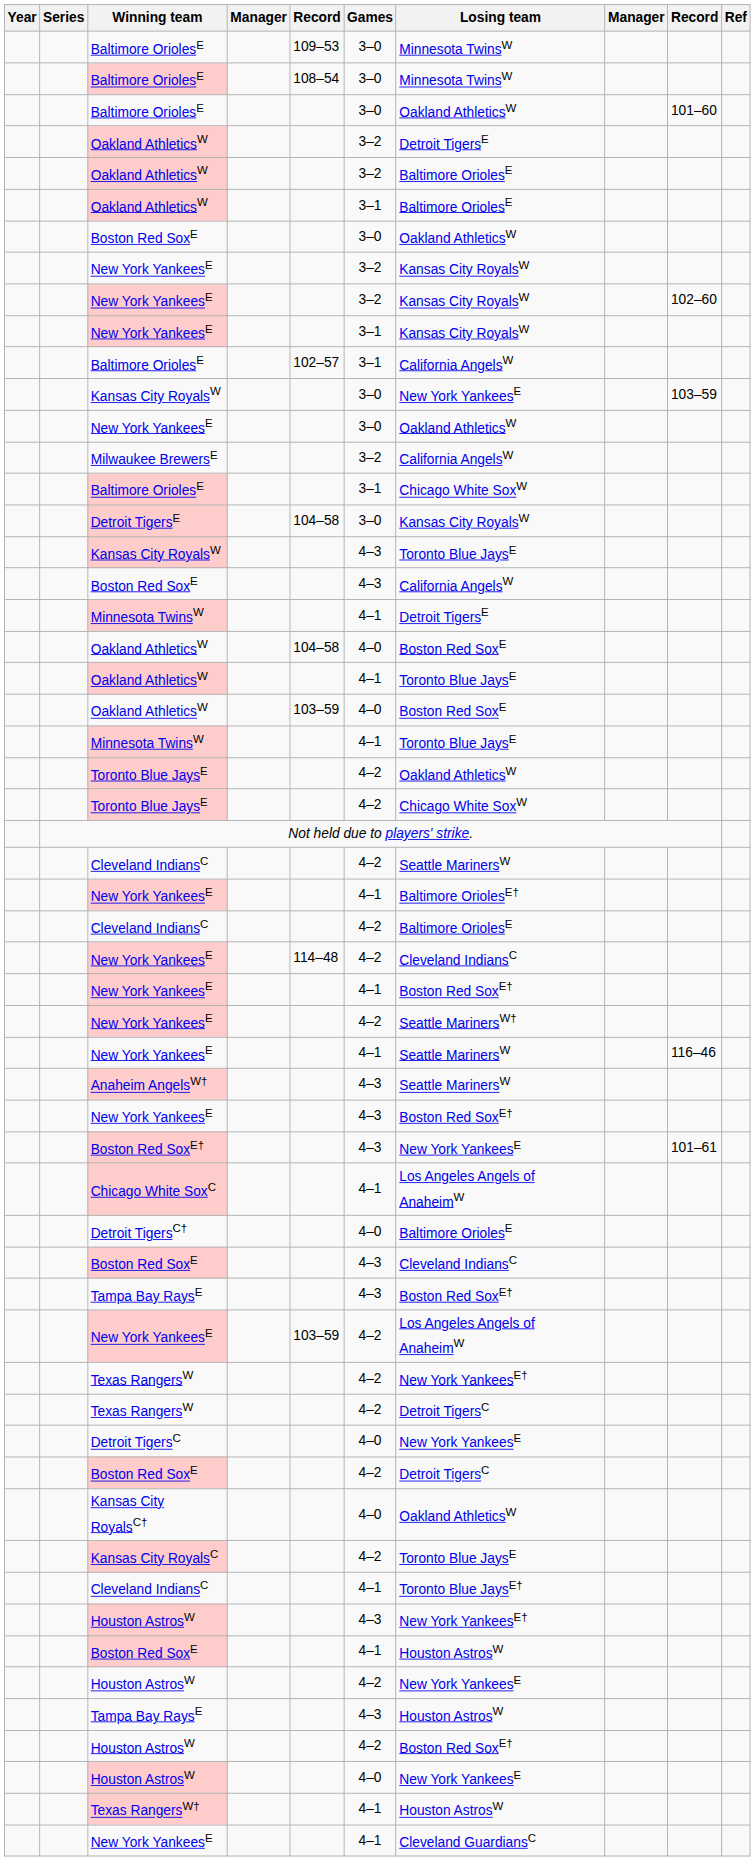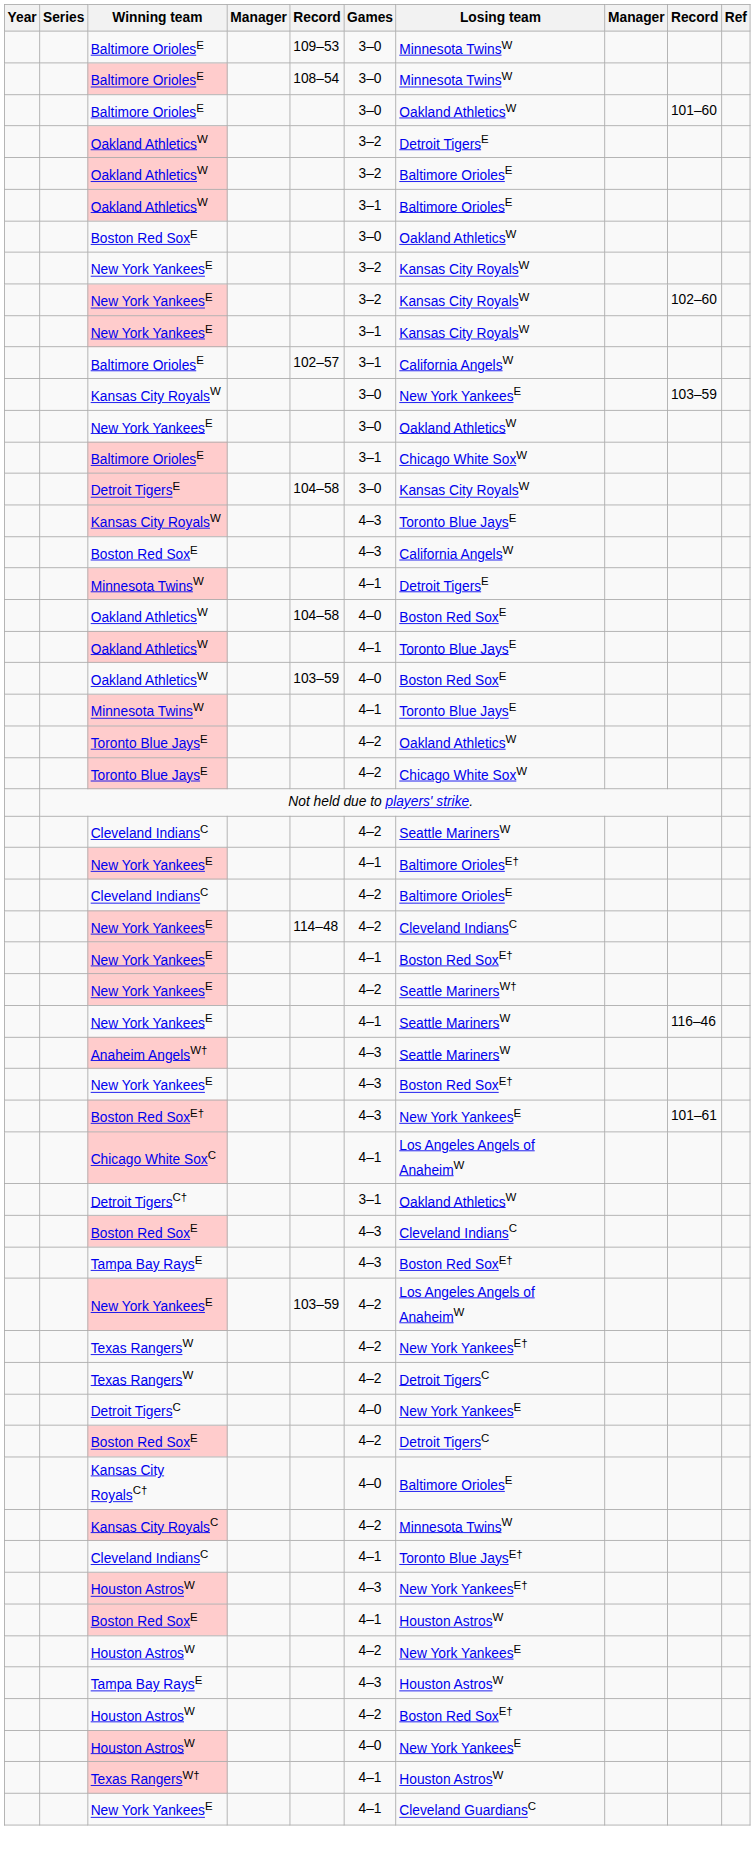- row: (64, 458)
(370, 1231) 4–0 -> (370, 1199) 3–1
(456, 1231) Baltimore OriolesE -> (458, 1200) Oakland AthleticsW
(458, 1515) Oakland AthleticsW -> (456, 1483) Baltimore OriolesE
(458, 1557) Toronto Blue JaysE -> (456, 1525) Minnesota TwinsW
